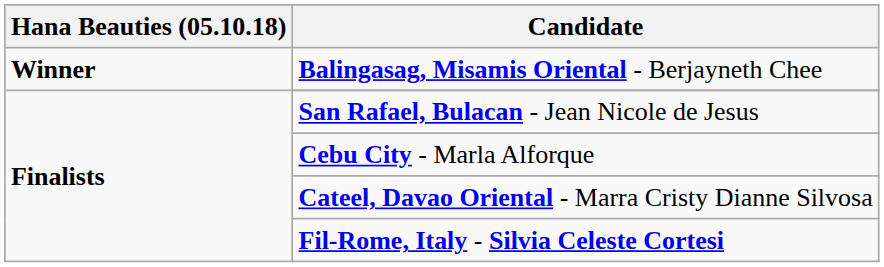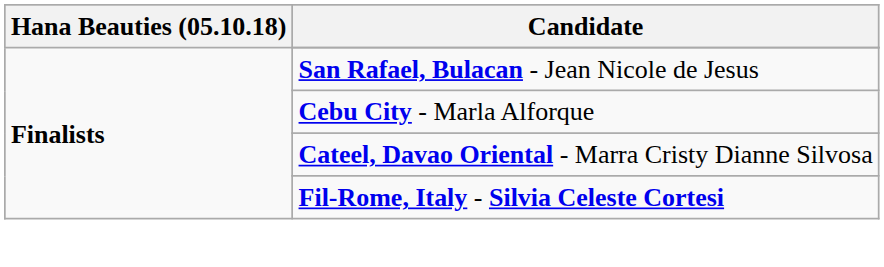- row: (560, 68)
